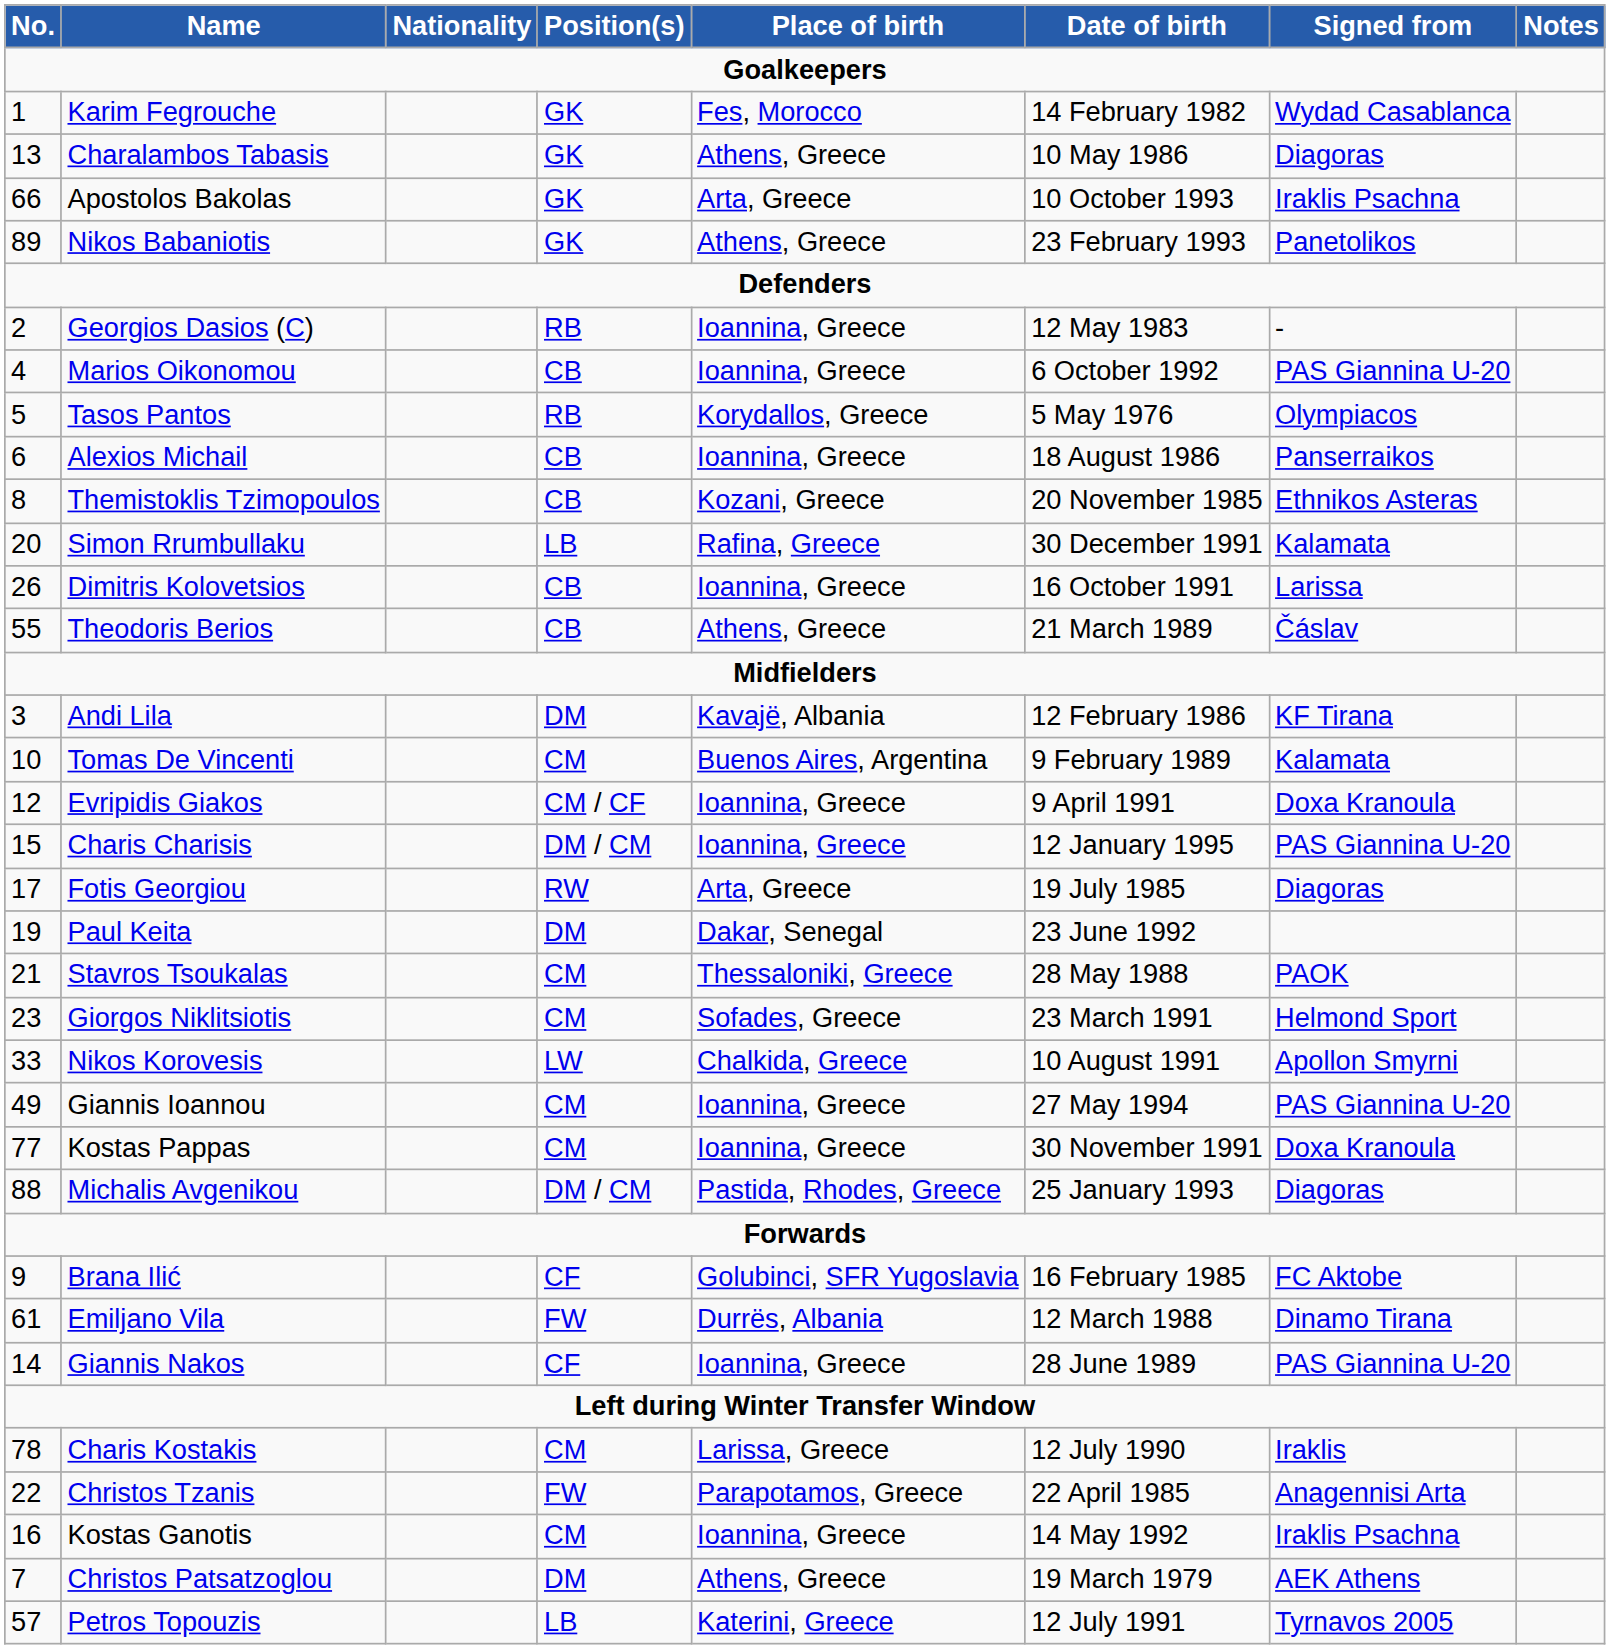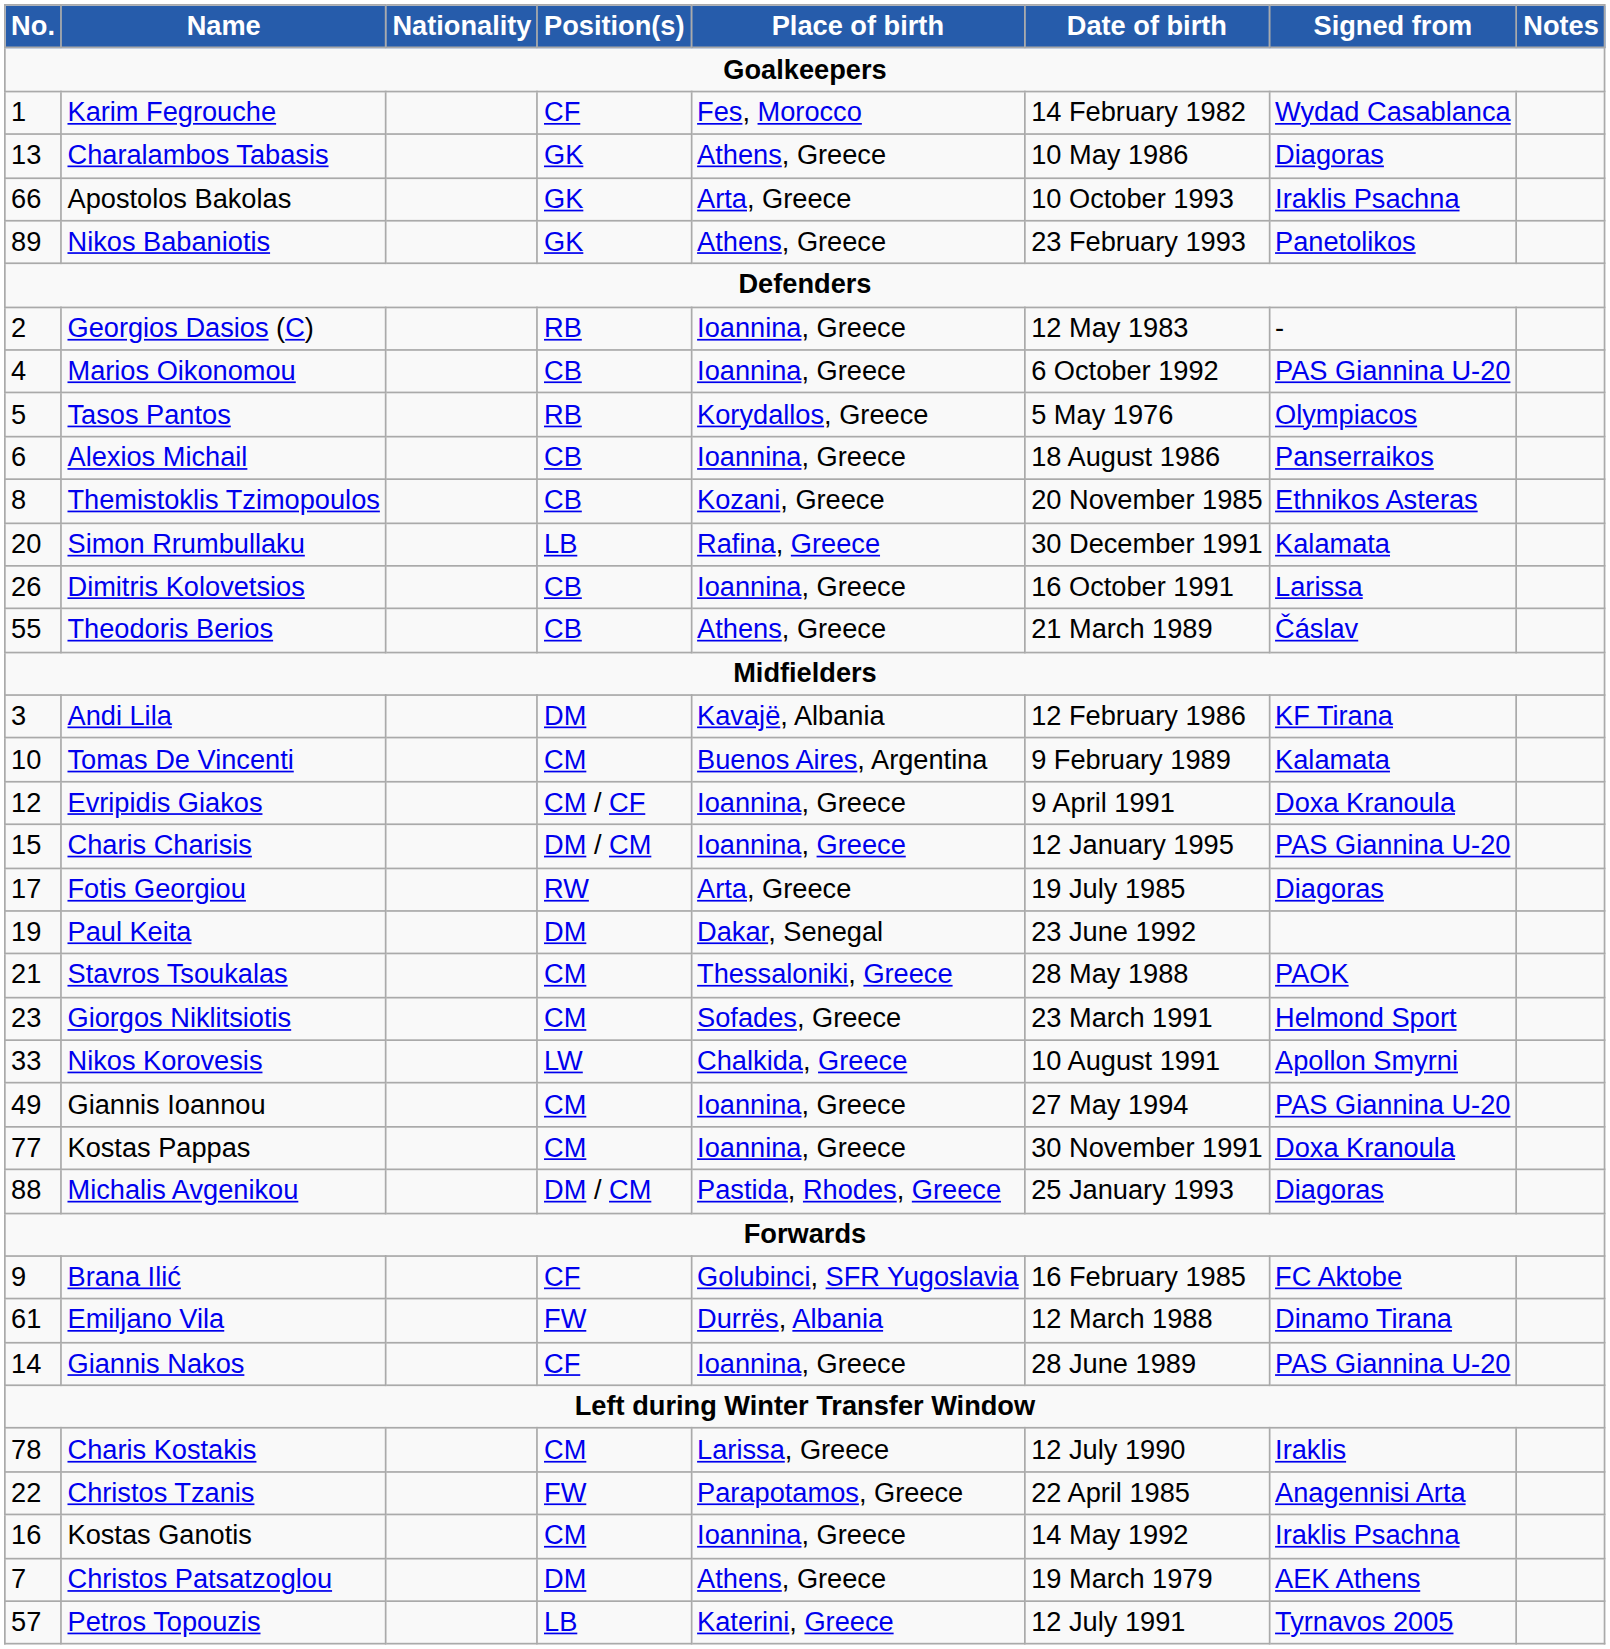(564, 112) GK -> (562, 112) CF
